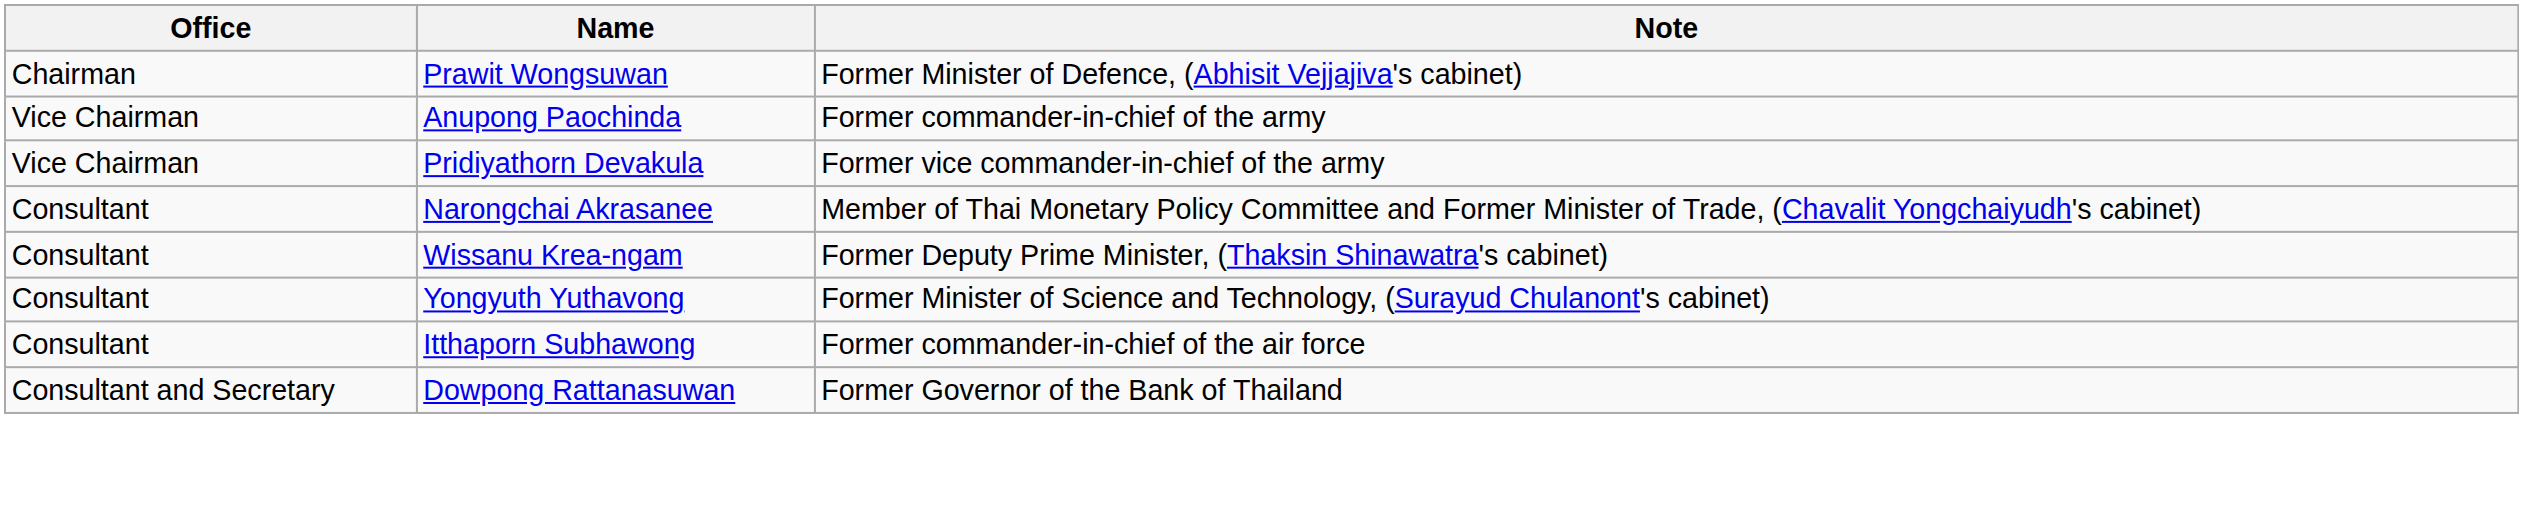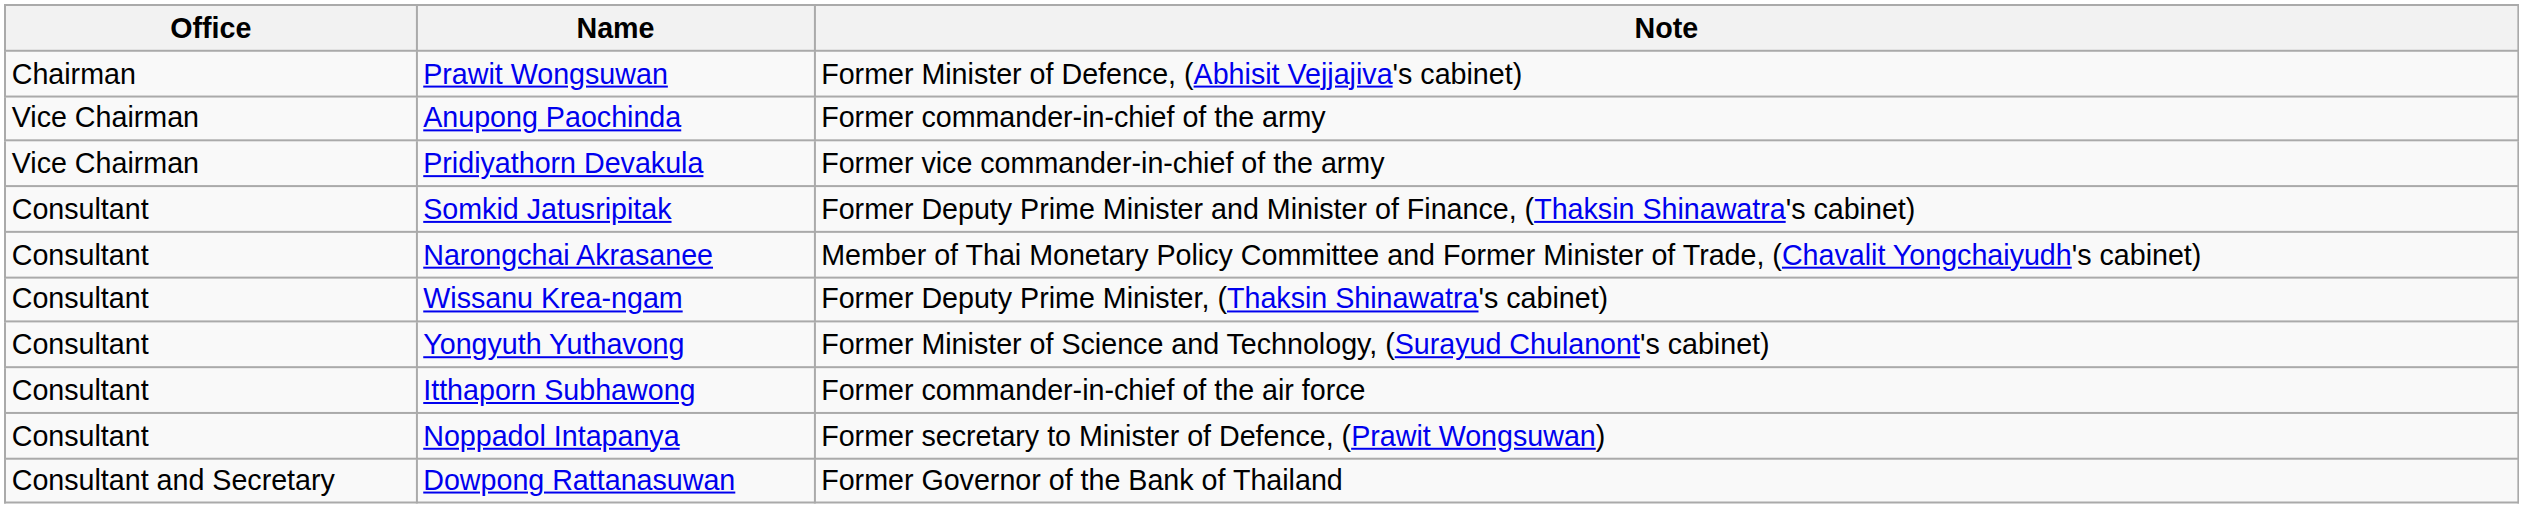+ row: (547, 209)
+ row: (551, 435)
